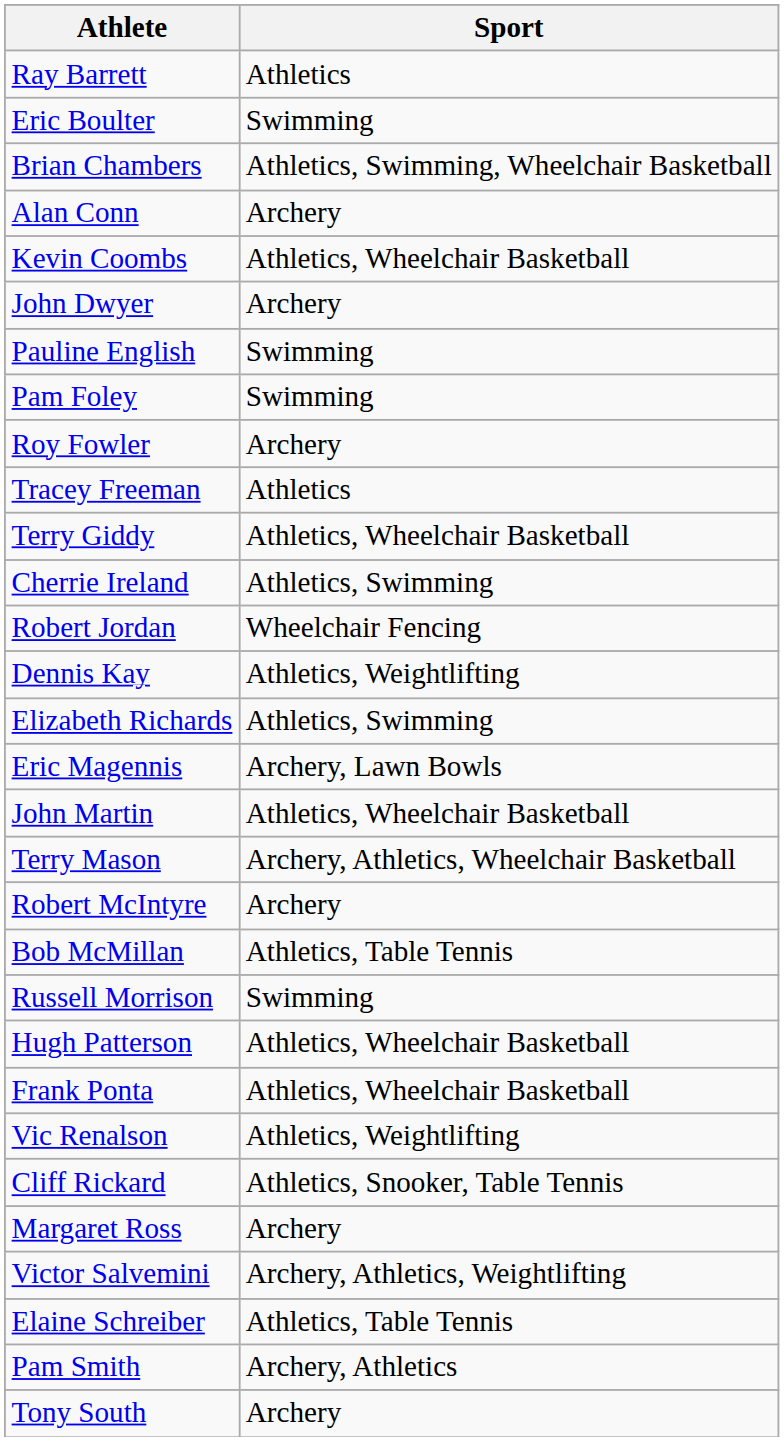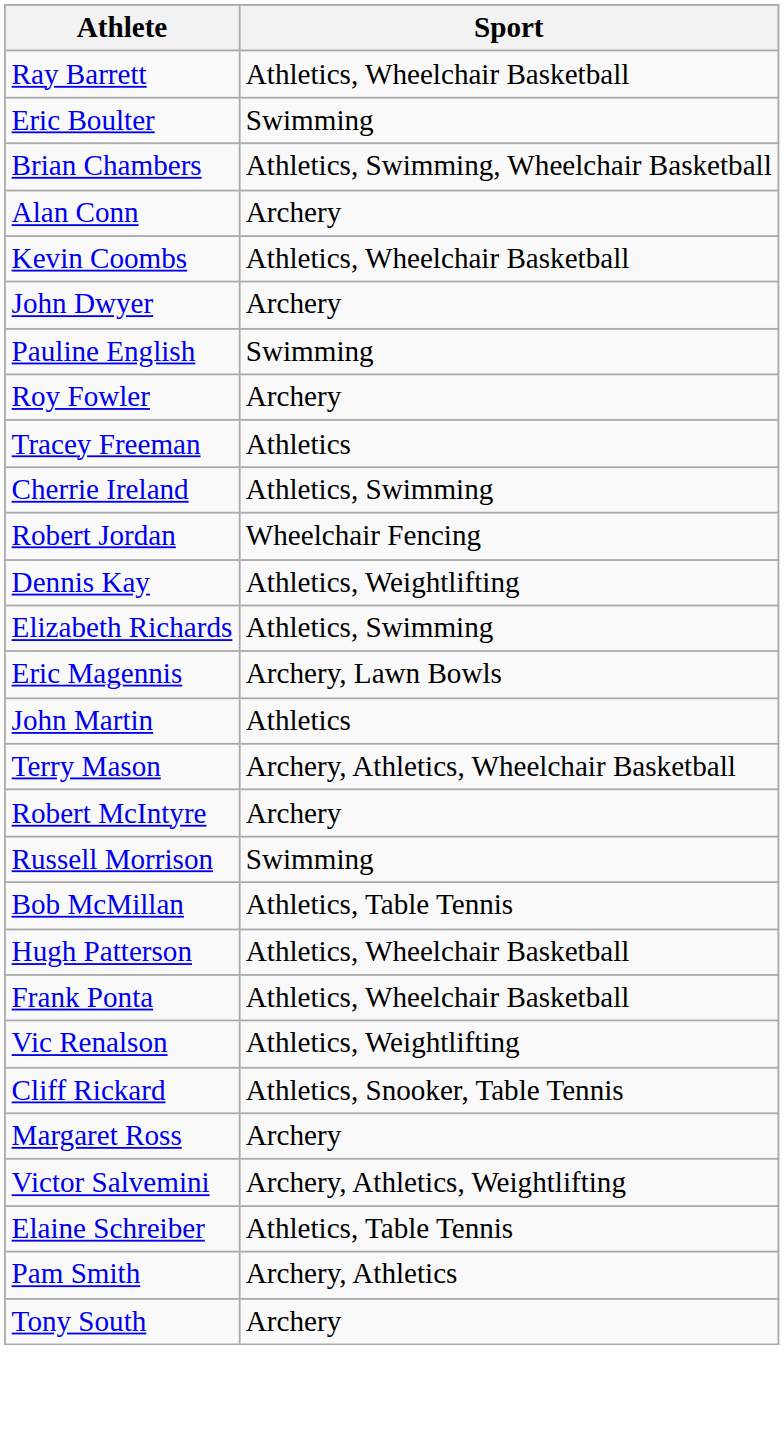(298, 73) Athletics -> (438, 73) Athletics, Wheelchair Basketball
- row: (74, 397)
- row: (83, 535)
(438, 812) Athletics, Wheelchair Basketball -> (298, 720) Athletics
rows swapped: (98, 951) <-> (112, 997)
